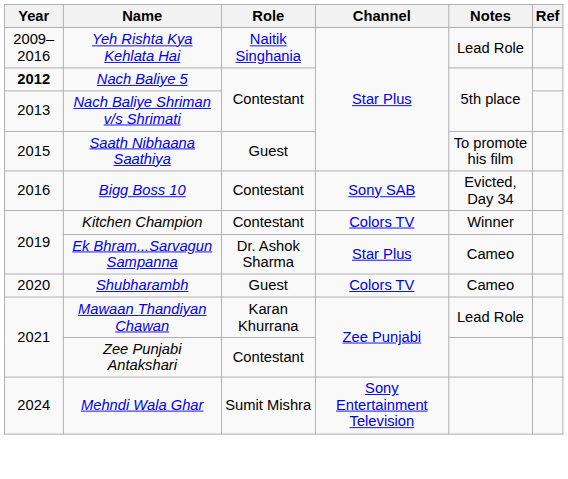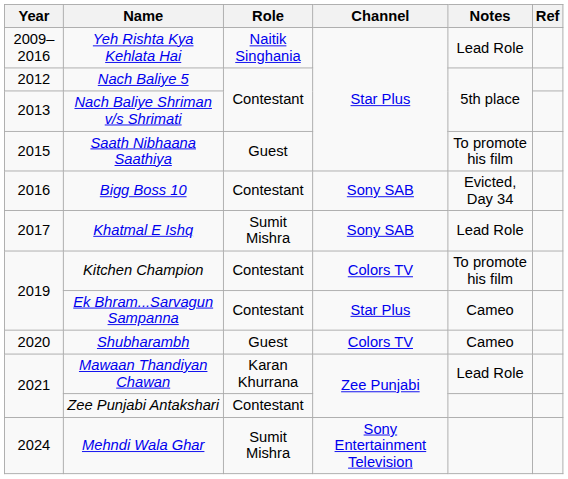(34, 79) bold -> (34, 79) normal
+ row: (143, 230)
(490, 222) Winner -> (490, 270) To promote his film
(268, 254) Dr. Ashok Sharma -> (268, 310) Contestant
